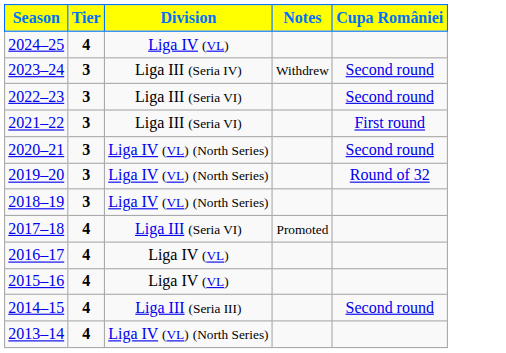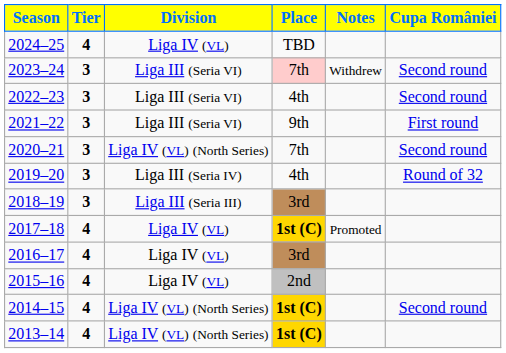+ column: (299, 18)
(188, 70) Liga III (Seria IV) -> (188, 70) Liga III (Seria VI)
(188, 176) Liga IV (VL) (North Series) -> (188, 176) Liga III (Seria IV)
(188, 202) Liga IV (VL) (North Series) -> (188, 202) Liga III (Seria III)
(188, 228) Liga III (Seria VI) -> (188, 228) Liga IV (VL)
(188, 308) Liga III (Seria III) -> (188, 308) Liga IV (VL) (North Series)
